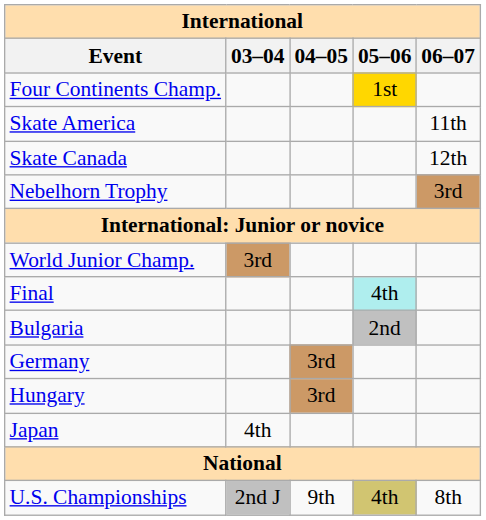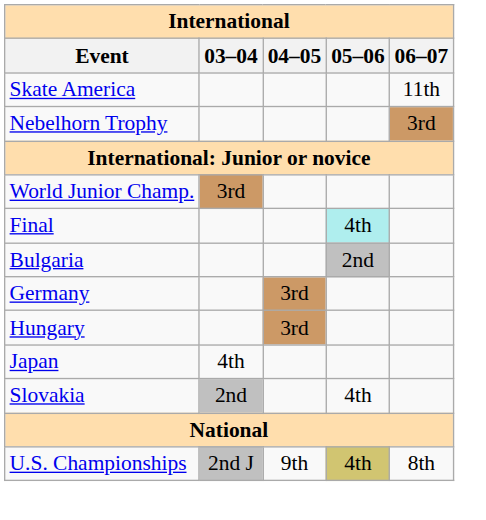- row: (115, 89)
- row: (68, 157)
+ row: (47, 395)
